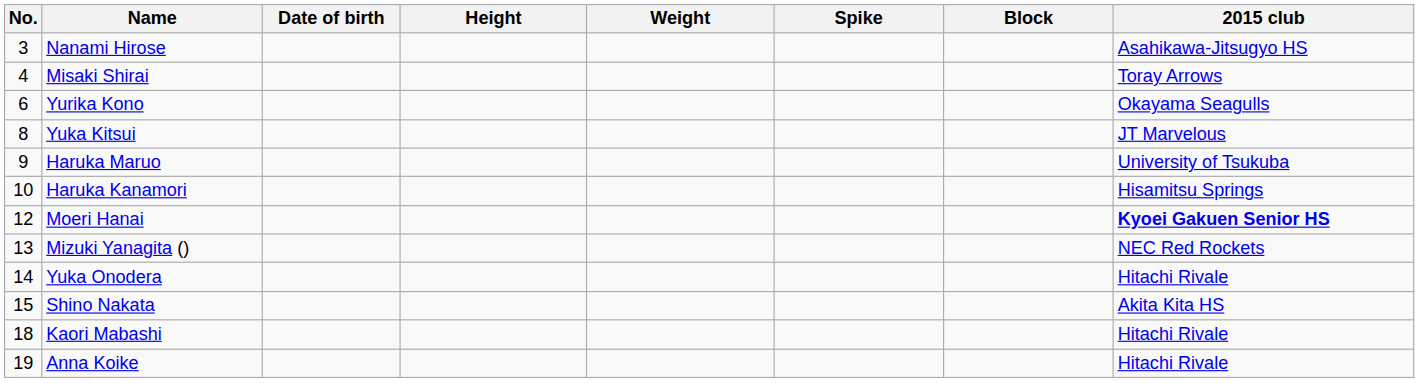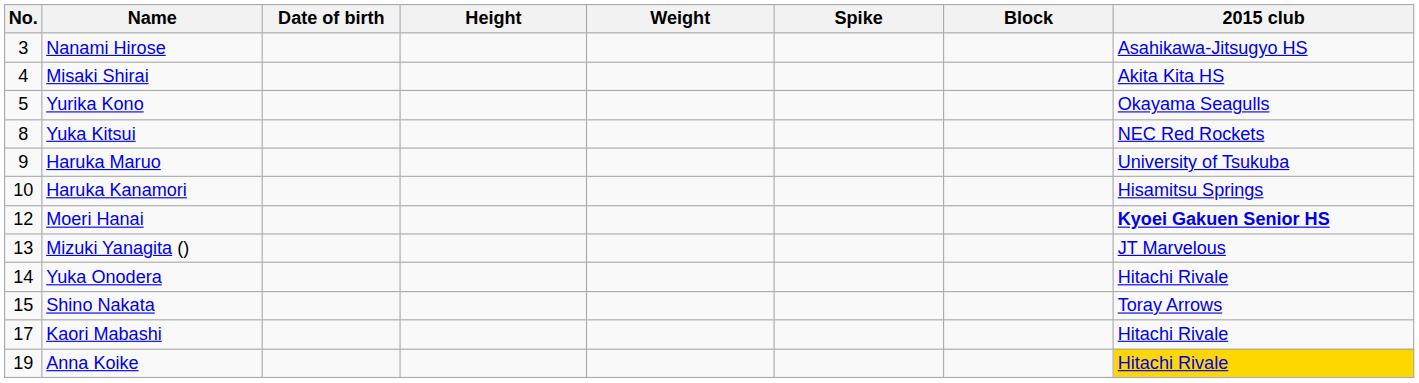(1170, 76) Toray Arrows -> (1171, 76) Akita Kita HS
(23, 104) 6 -> (23, 104) 5
(1172, 133) JT Marvelous -> (1191, 133) NEC Red Rockets
(1191, 248) NEC Red Rockets -> (1172, 248) JT Marvelous
(1171, 305) Akita Kita HS -> (1170, 305) Toray Arrows
(23, 334) 18 -> (23, 334) 17
(1173, 362) no background -> (1173, 362) gold background
